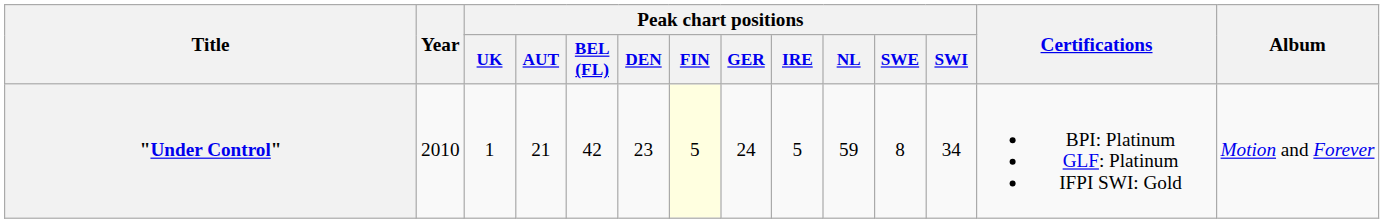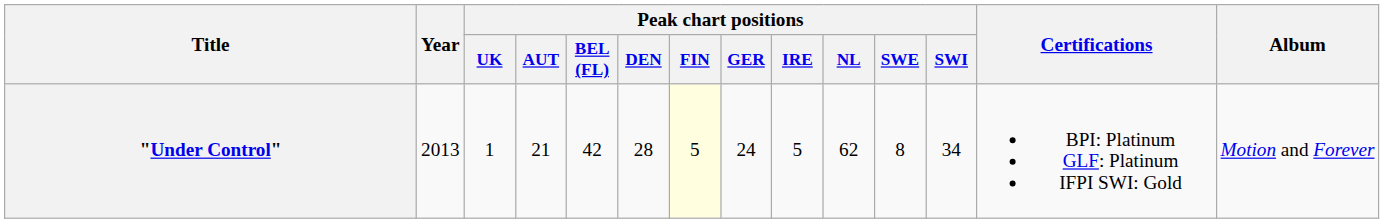(440, 150) 2010 -> (440, 150) 2013
(643, 150) 23 -> (643, 150) 28
(849, 150) 59 -> (849, 150) 62
